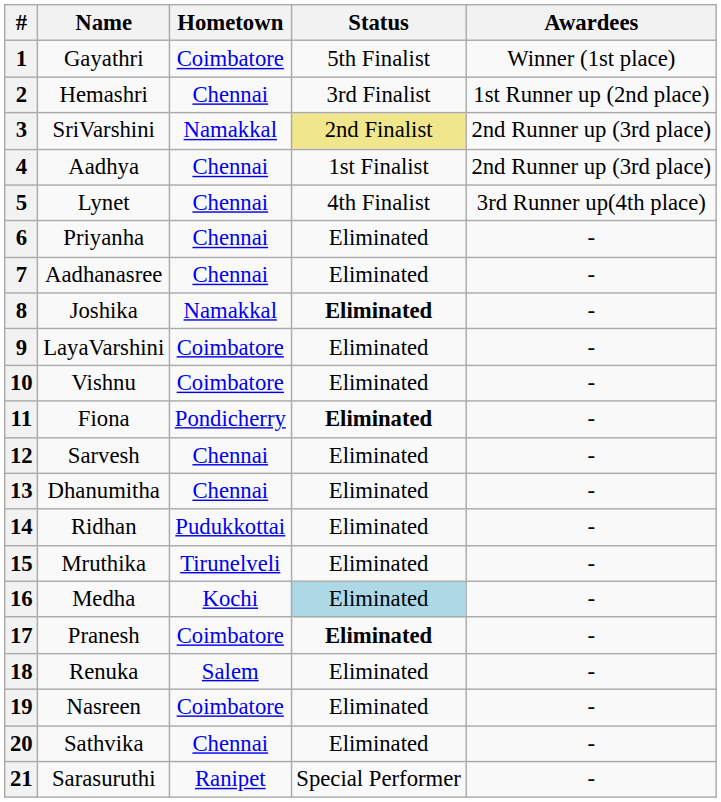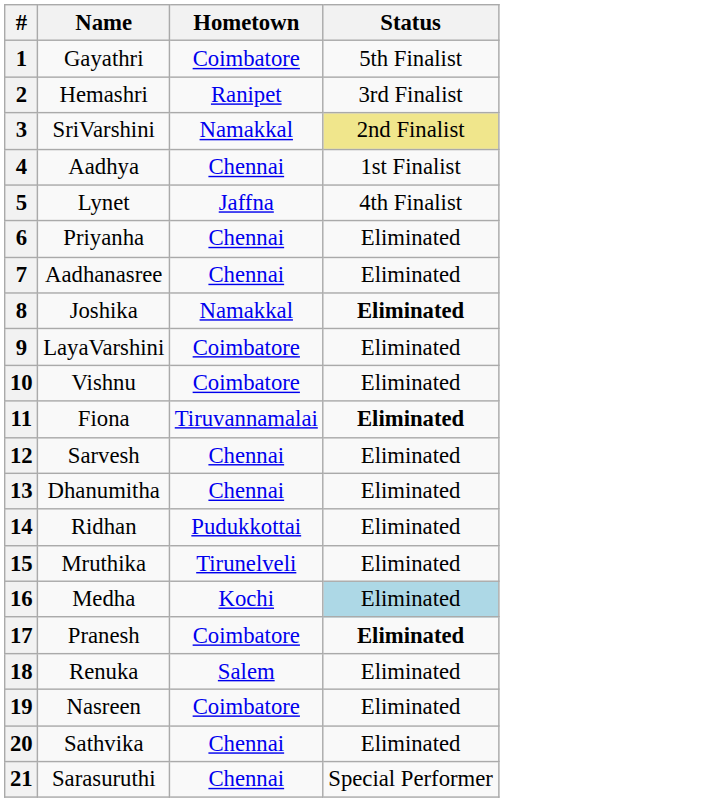- column: (591, 22)
(230, 94) Chennai -> (246, 94) Ranipet
(230, 202) Chennai -> (246, 202) Jaffna
(230, 418) Pondicherry -> (246, 418) Tiruvannamalai
(230, 779) Ranipet -> (246, 779) Chennai
